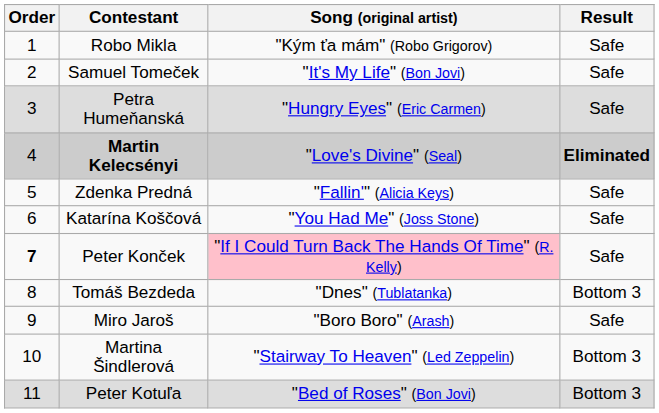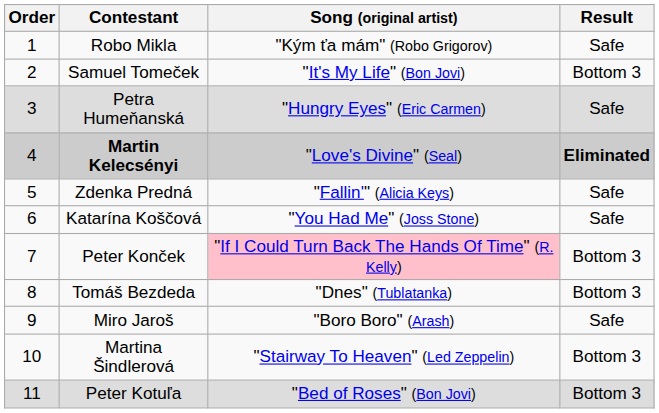(607, 72) Safe -> (607, 72) Bottom 3
(32, 256) bold -> (32, 256) normal
(607, 256) Safe -> (607, 256) Bottom 3
